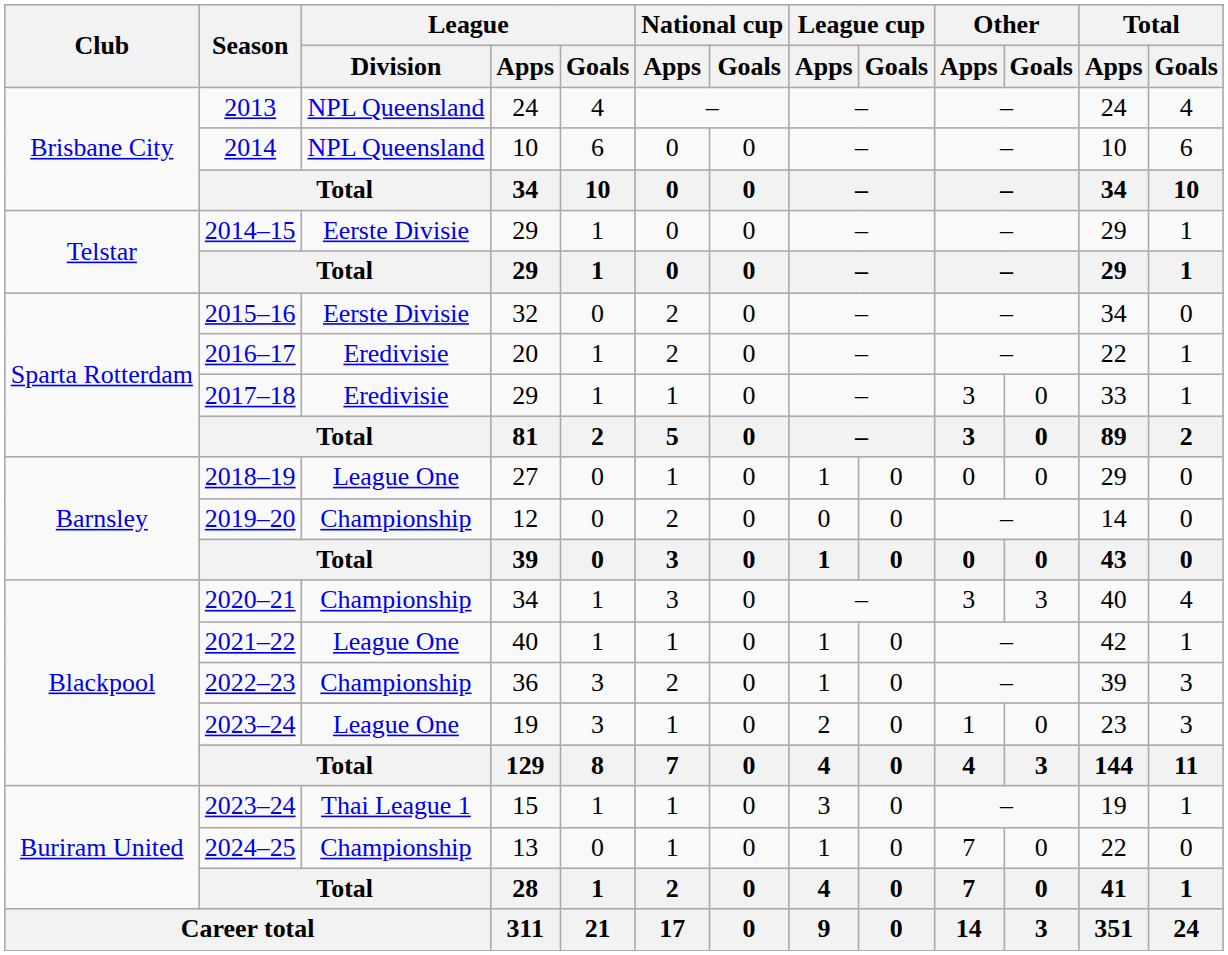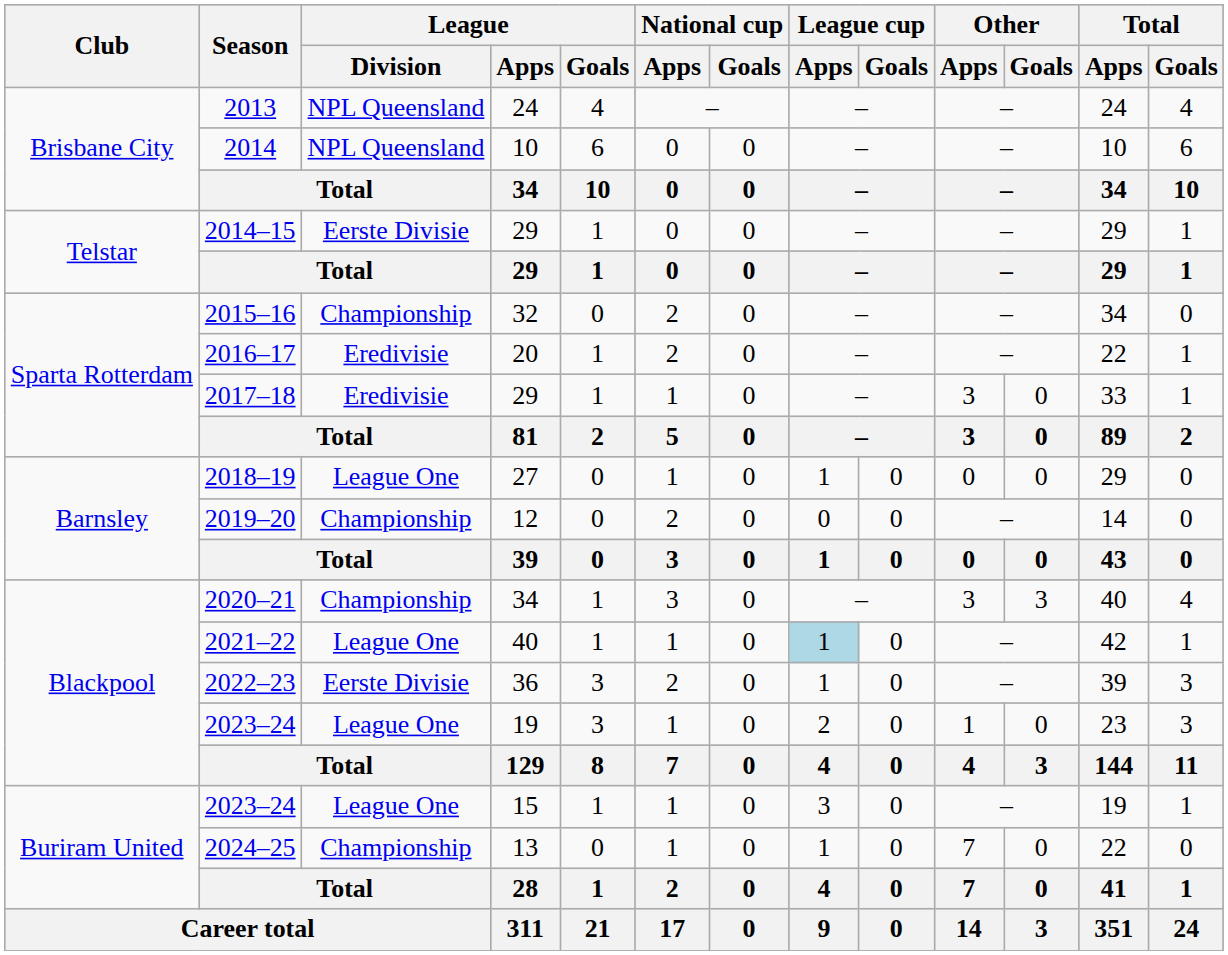(396, 312) Eerste Divisie -> (396, 312) Championship
(824, 641) no background -> (824, 641) lightblue background
(396, 682) Championship -> (396, 682) Eerste Divisie
(396, 806) Thai League 1 -> (396, 806) League One
